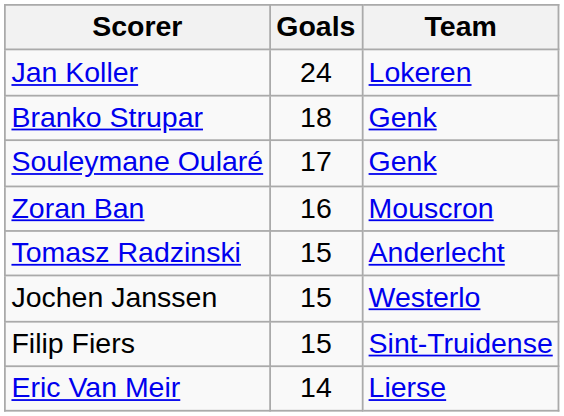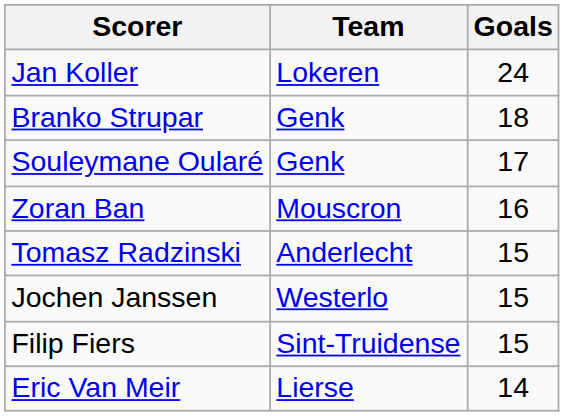columns swapped: (316, 27) <-> (461, 27)
